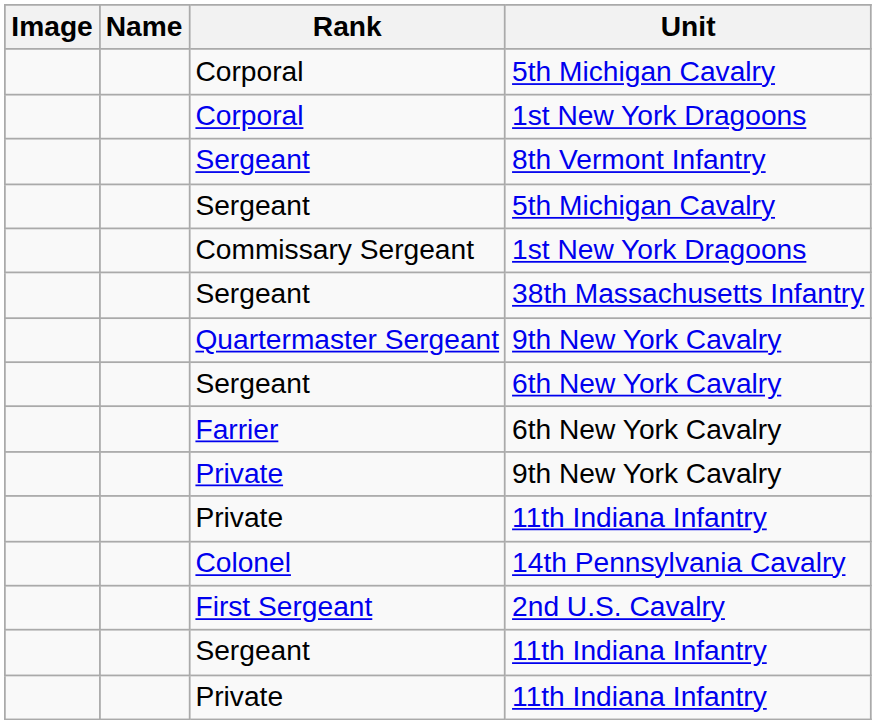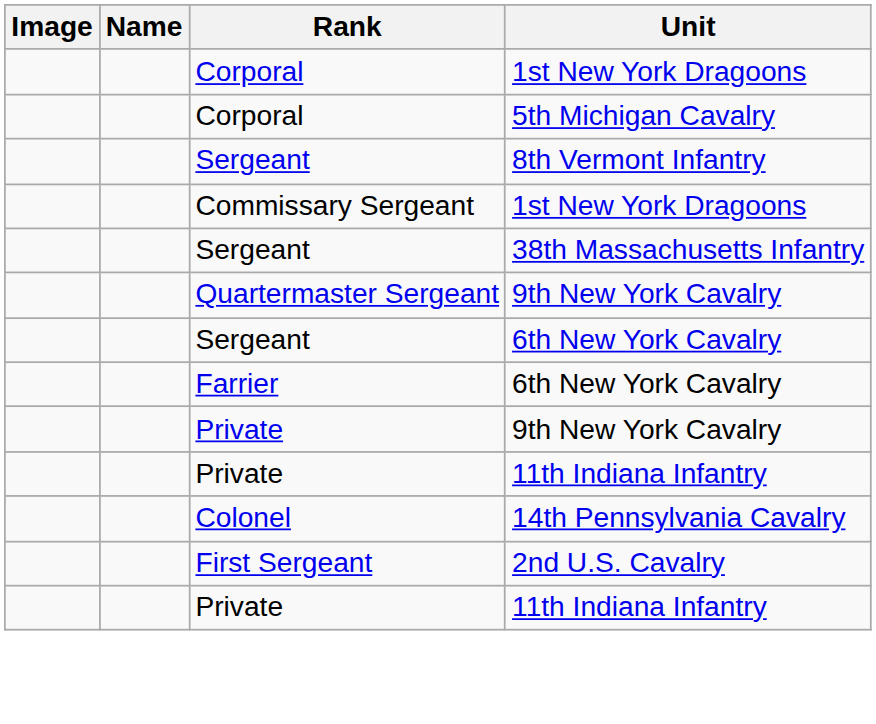rows swapped: (249, 116) <-> (249, 71)
- row: (253, 205)
- row: (253, 652)
